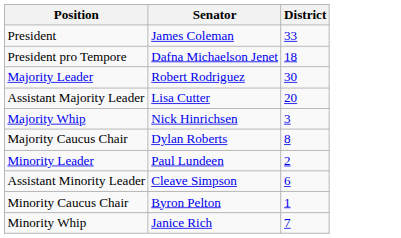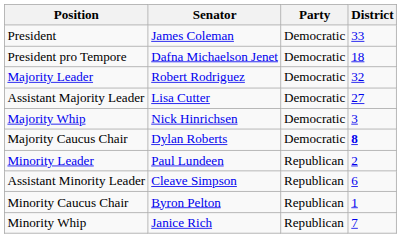+ column: (315, 14)
(291, 77) 30 -> (358, 77) 32
(291, 98) 20 -> (358, 98) 27
(287, 139) normal -> (355, 139) bold
